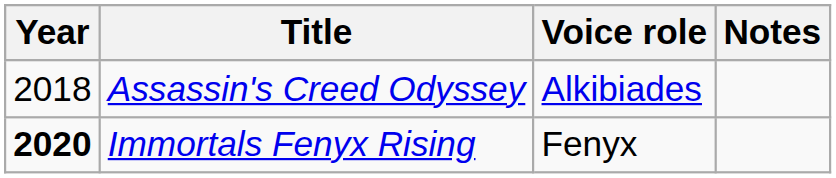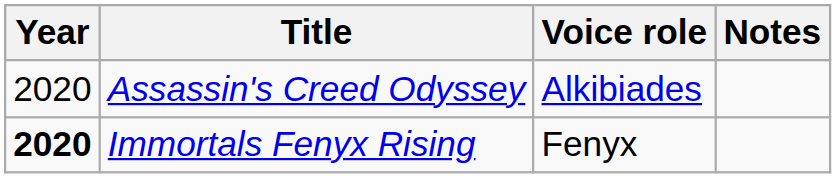(52, 88) 2018 -> (52, 88) 2020
